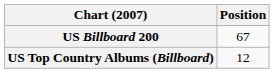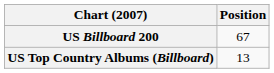(243, 57) 12 -> (243, 57) 13
